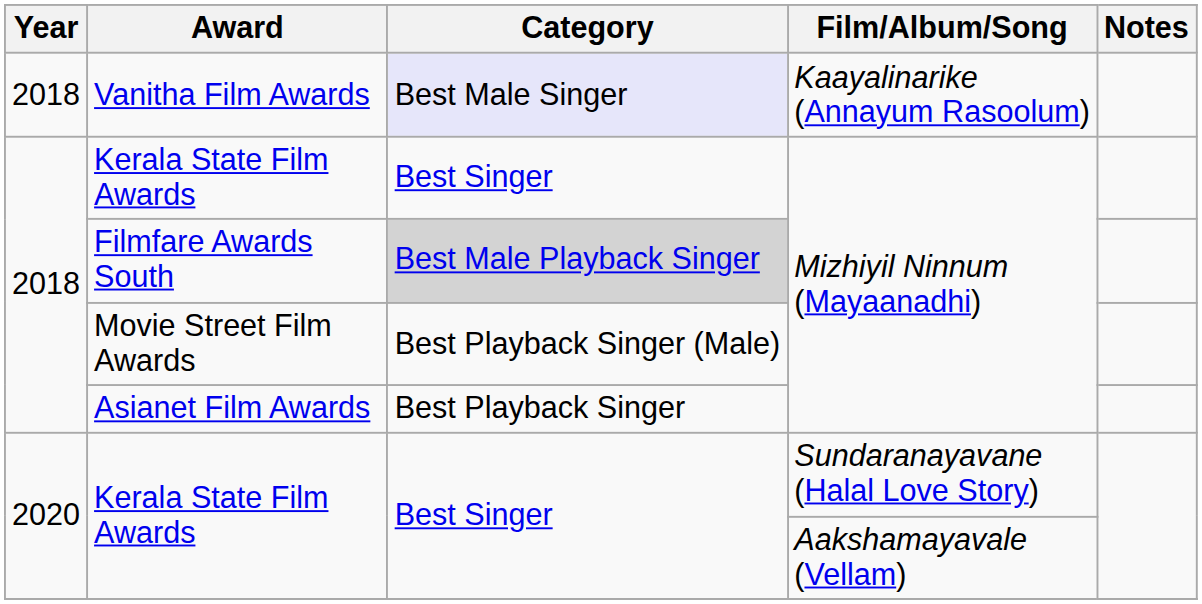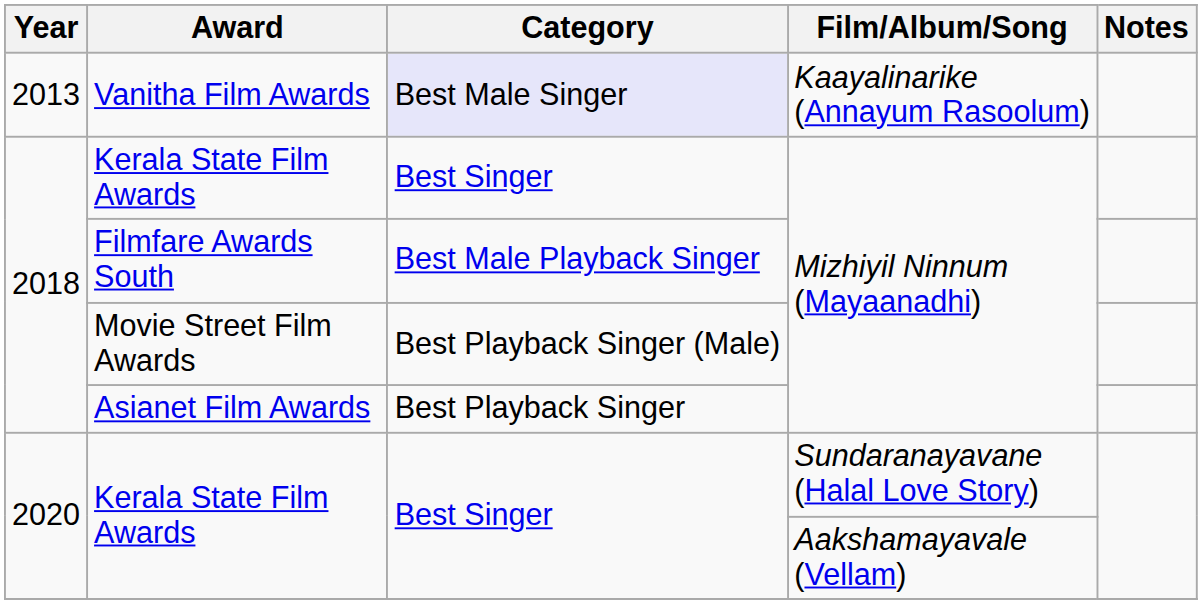(46, 94) 2018 -> (46, 94) 2013
(577, 260) lightgrey background -> (577, 260) no background
